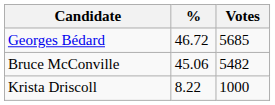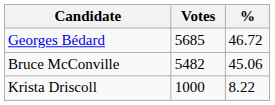columns swapped: (243, 16) <-> (193, 16)
